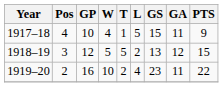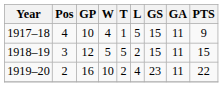(155, 52) 13 -> (155, 52) 15
(178, 52) 12 -> (178, 52) 11
